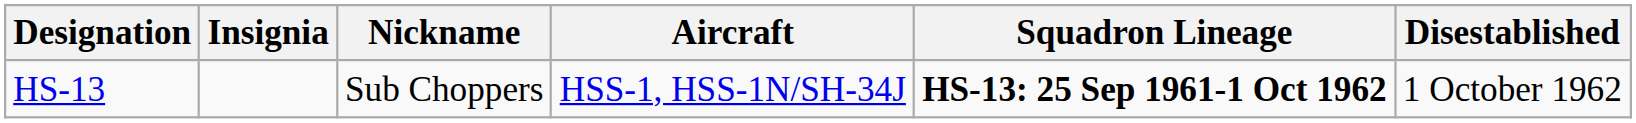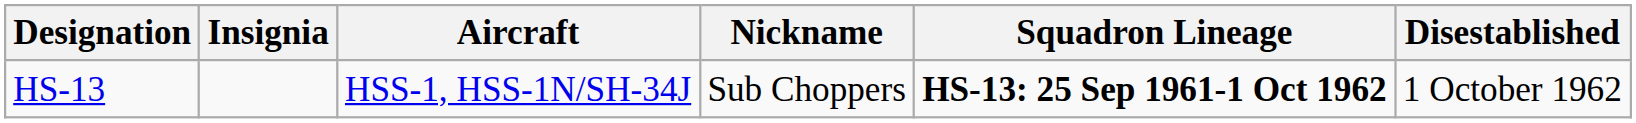columns swapped: (444, 32) <-> (733, 32)
